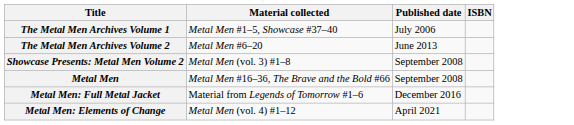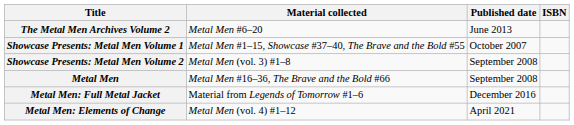- row: (95, 29)
+ row: (95, 45)
